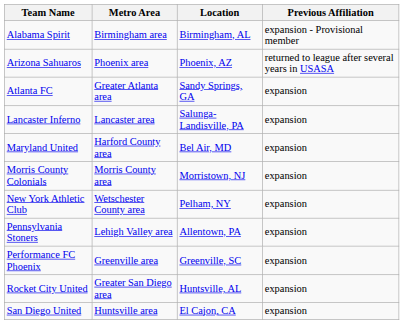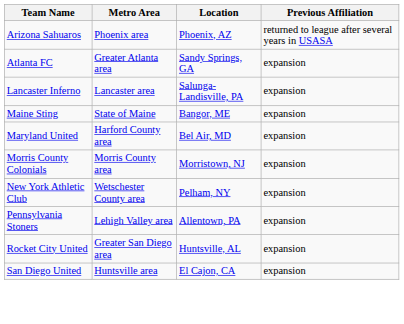- row: (38, 35)
+ row: (32, 113)
- row: (41, 260)
